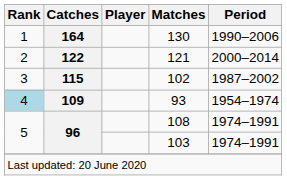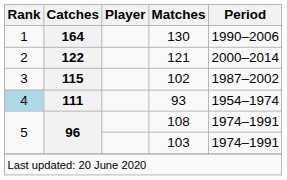(73, 100) 109 -> (73, 100) 111
